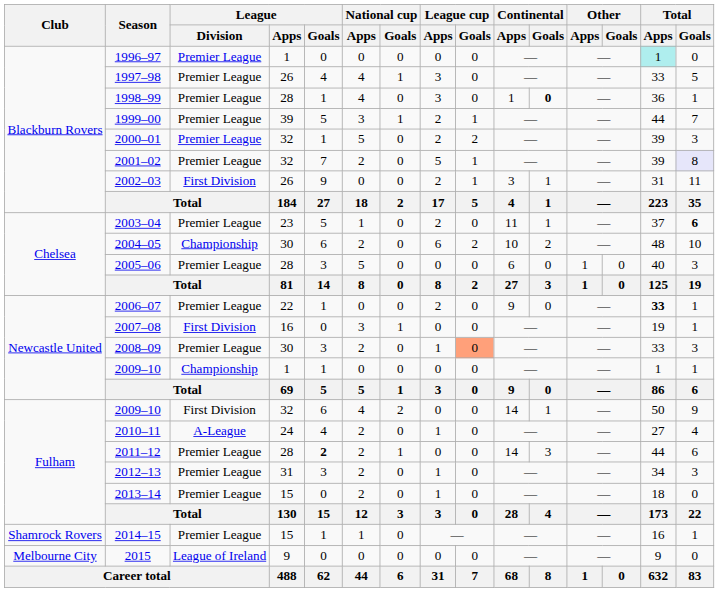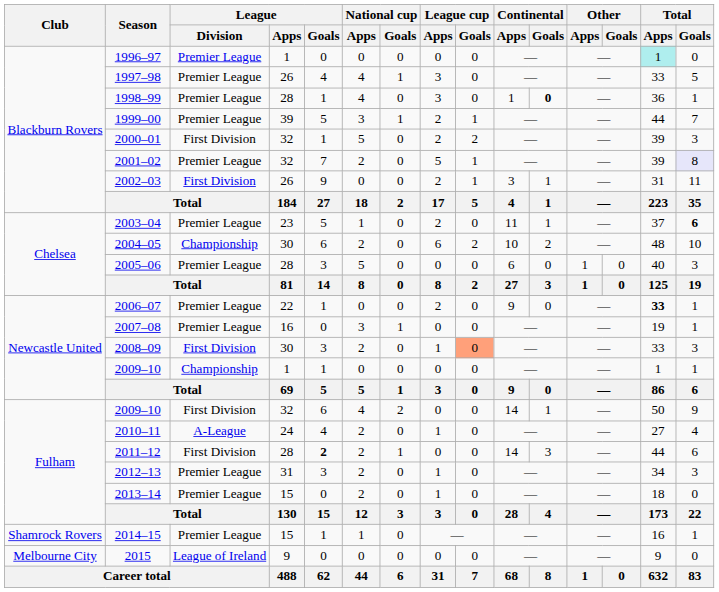(220, 139) Premier League -> (220, 139) First Division
(220, 327) First Division -> (220, 327) Premier League
(220, 347) Premier League -> (220, 347) First Division
(220, 451) Premier League -> (220, 451) First Division
